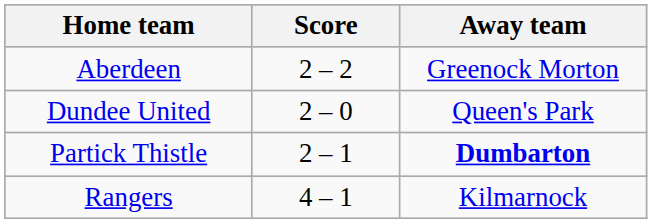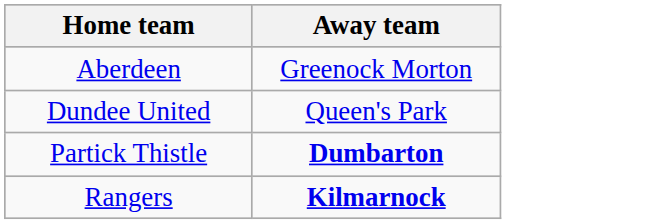- column: (326, 25)
(523, 196) normal -> (376, 196) bold
